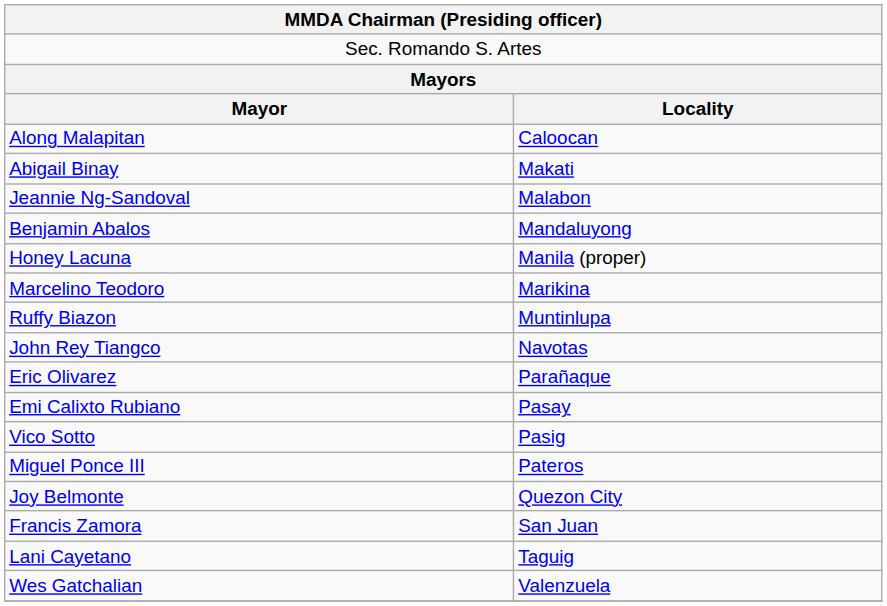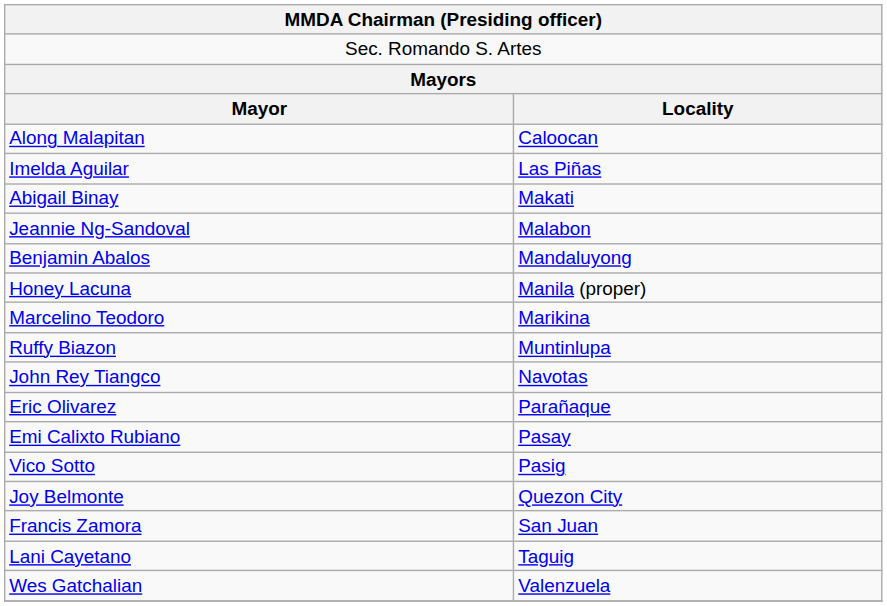+ row: (69, 168)
- row: (77, 466)
